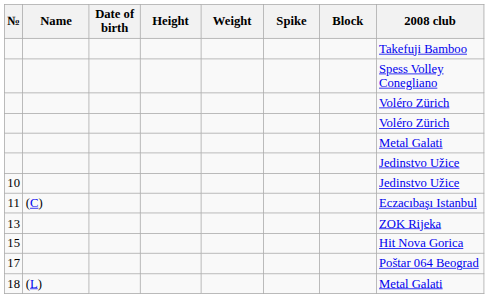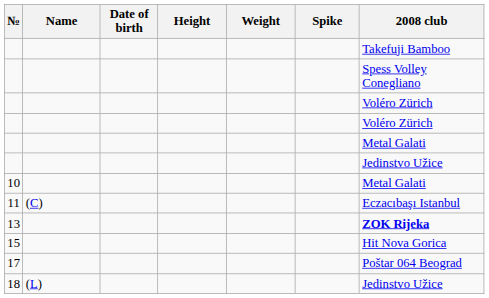- column: (348, 21)
(419, 183) Jedinstvo Užice -> (394, 183) Metal Galati
(410, 223) normal -> (396, 223) bold
(411, 283) Metal Galati -> (402, 283) Jedinstvo Užice
